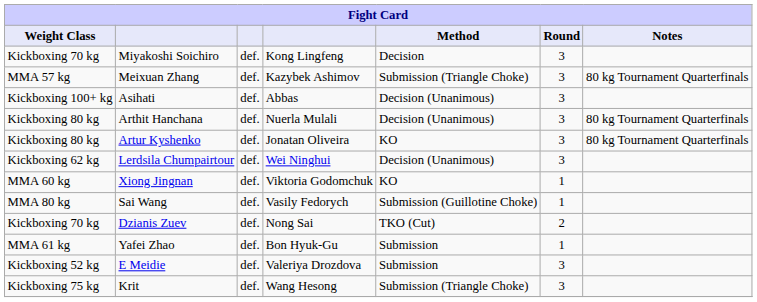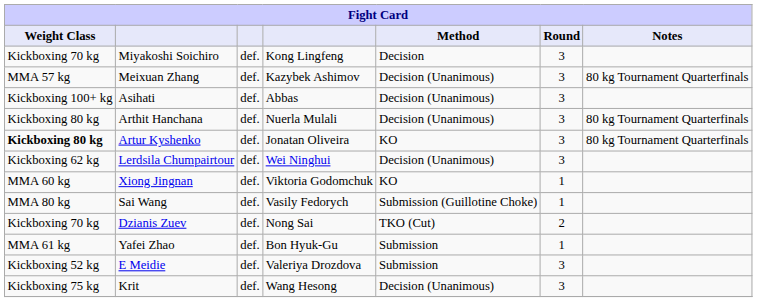(454, 77) Submission (Triangle Choke) -> (437, 77) Decision (Unanimous)
(53, 140) normal -> (55, 140) bold
(454, 286) Submission (Triangle Choke) -> (437, 286) Decision (Unanimous)
